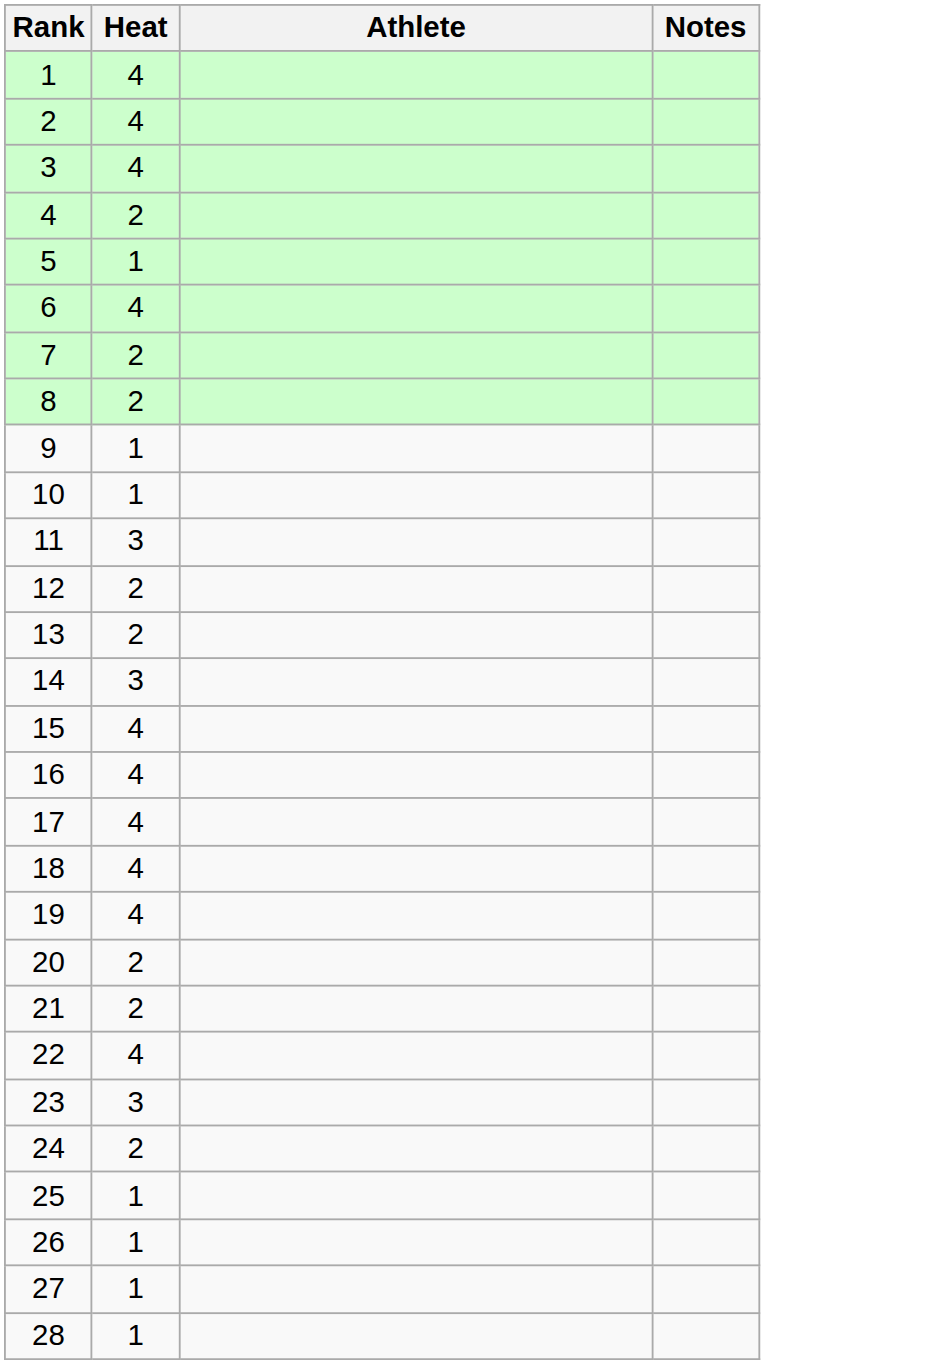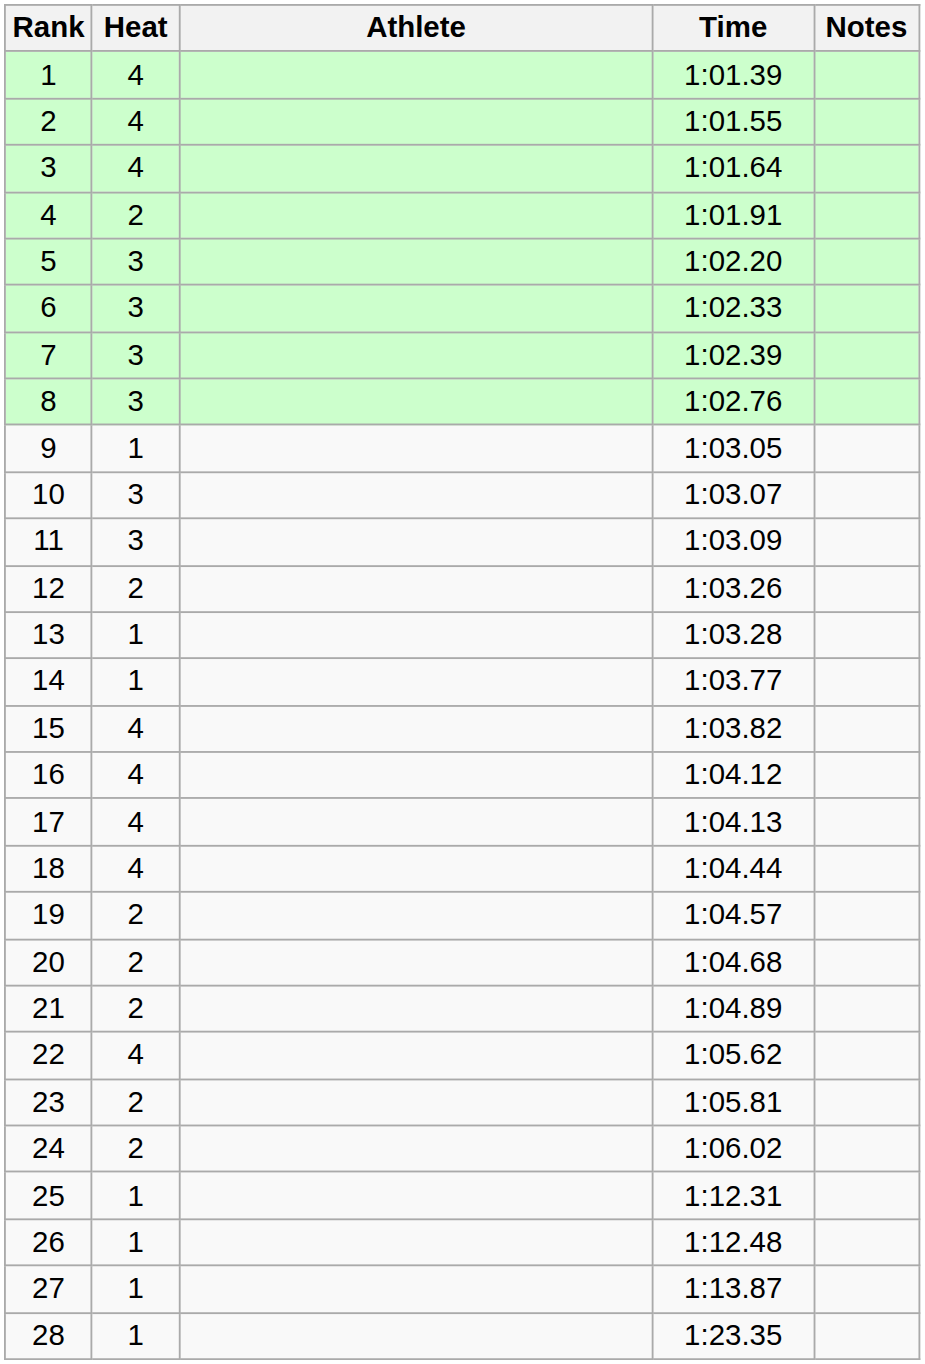+ column: (733, 27)
(136, 261) 1 -> (136, 261) 3
(136, 307) 4 -> (136, 307) 3
(136, 354) 2 -> (136, 354) 3
(136, 401) 2 -> (136, 401) 3
(136, 494) 1 -> (136, 494) 3
(136, 634) 2 -> (136, 634) 1
(136, 681) 3 -> (136, 681) 1
(136, 914) 4 -> (136, 914) 2
(136, 1101) 3 -> (136, 1101) 2
